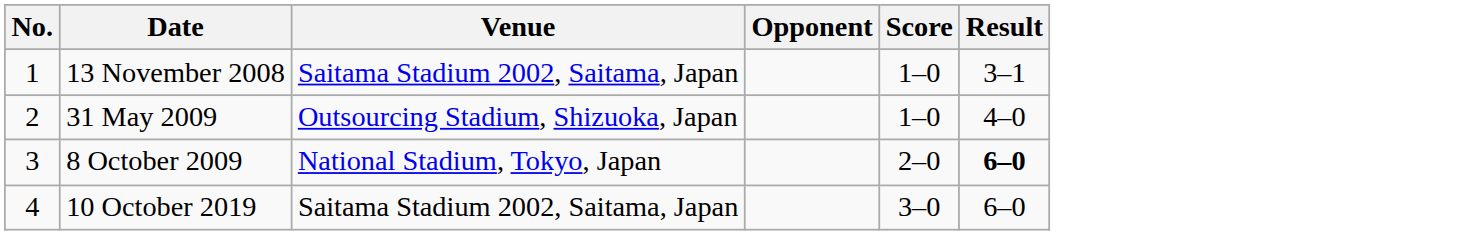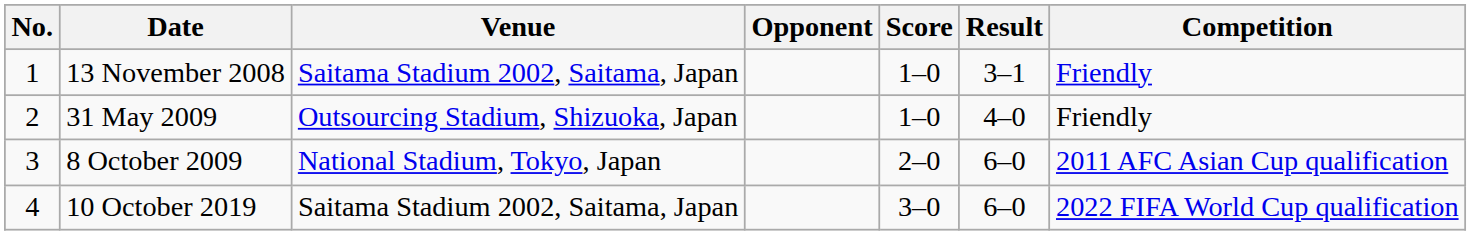+ column: (1257, 26)
(1004, 161) bold -> (1004, 161) normal
